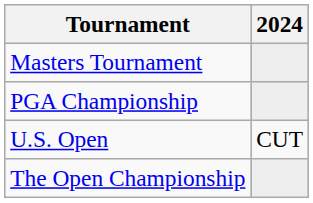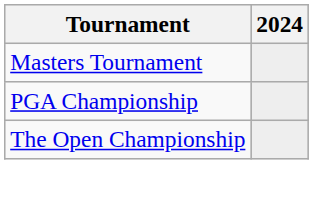- row: (59, 139)
